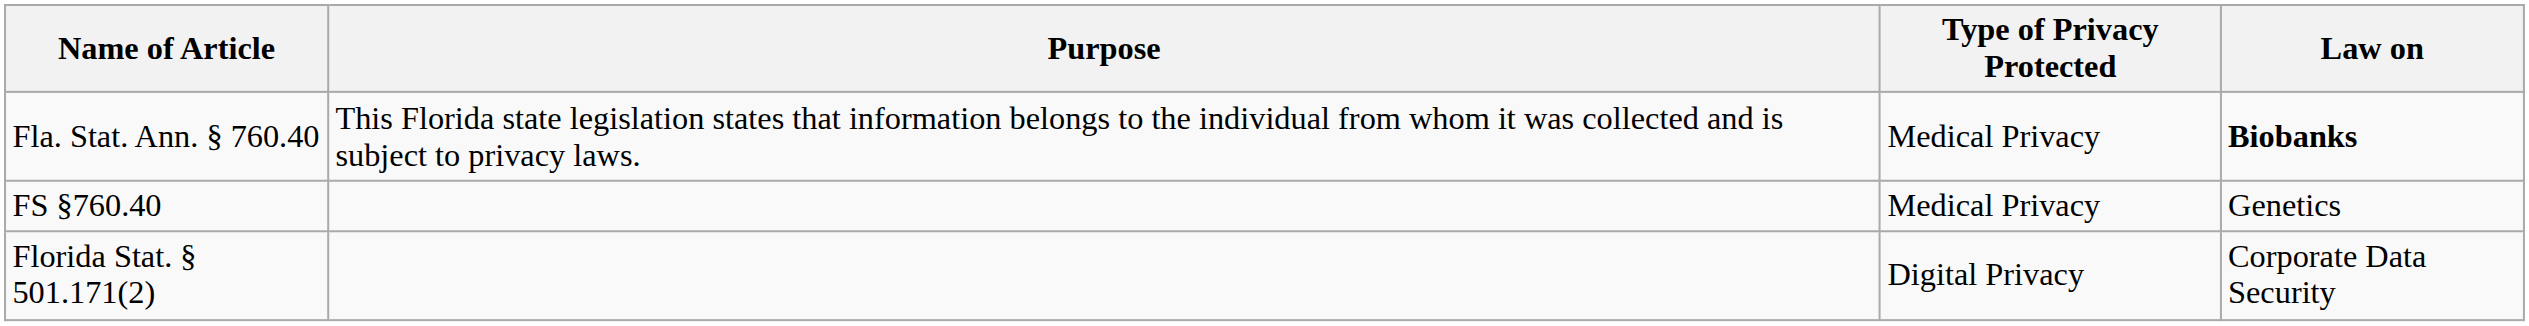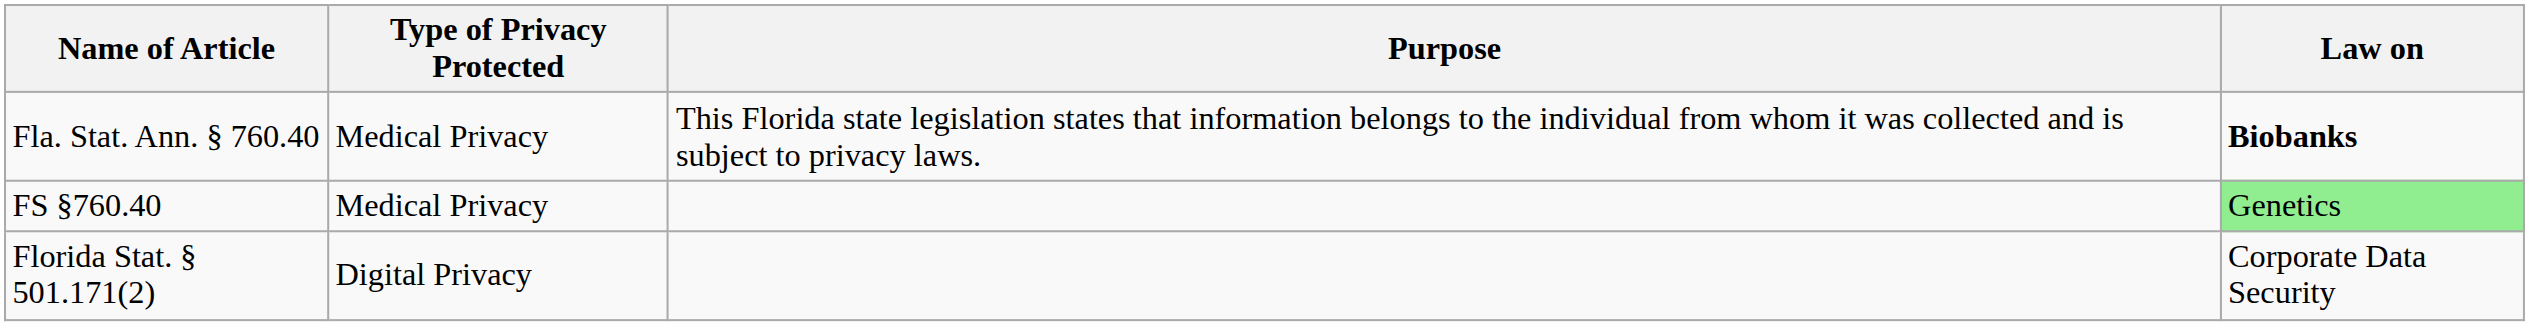columns swapped: (1104, 48) <-> (2050, 48)
(2285, 205) no background -> (2285, 205) lightgreen background
